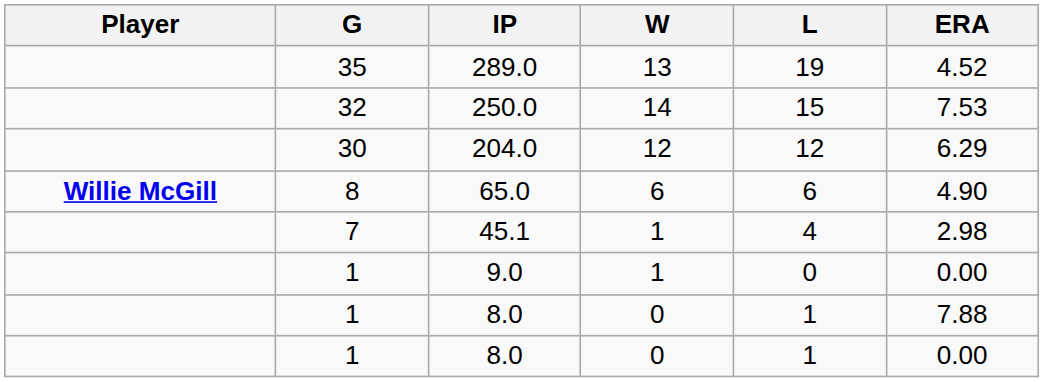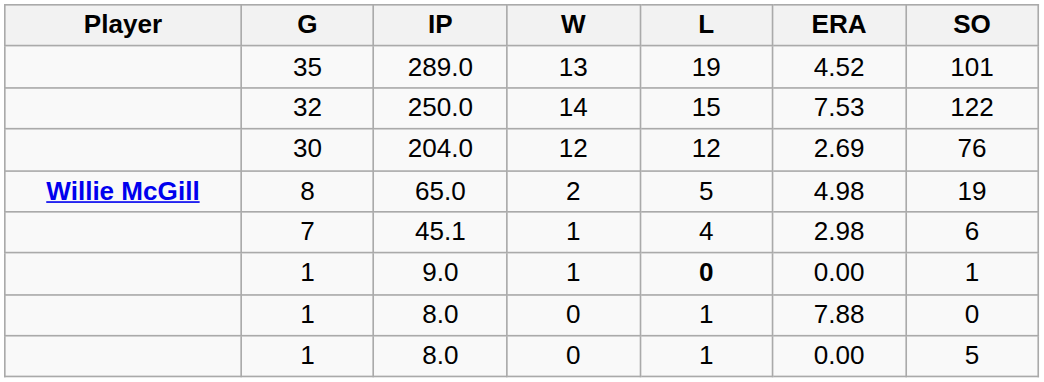+ column: (972, 25)
(962, 149) 6.29 -> (839, 149) 2.69
(657, 190) 6 -> (573, 190) 2
(810, 190) 6 -> (706, 190) 5
(962, 190) 4.90 -> (839, 190) 4.98
(810, 273) normal -> (706, 273) bold
